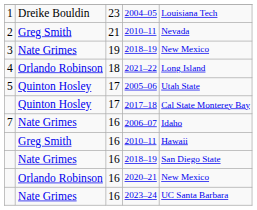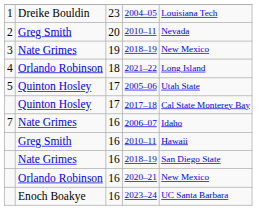(114, 31) 21 -> (114, 31) 20
(47, 196) Nate Grimes -> (52, 196) Enoch Boakye
